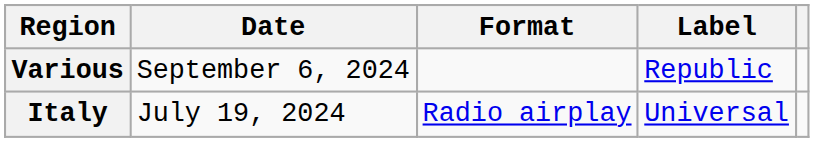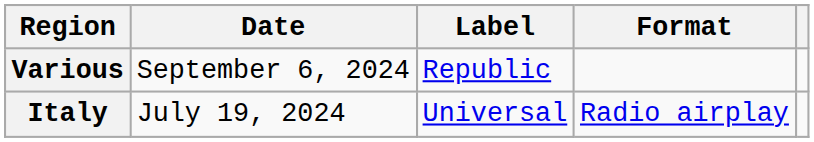columns swapped: (527, 27) <-> (717, 27)
